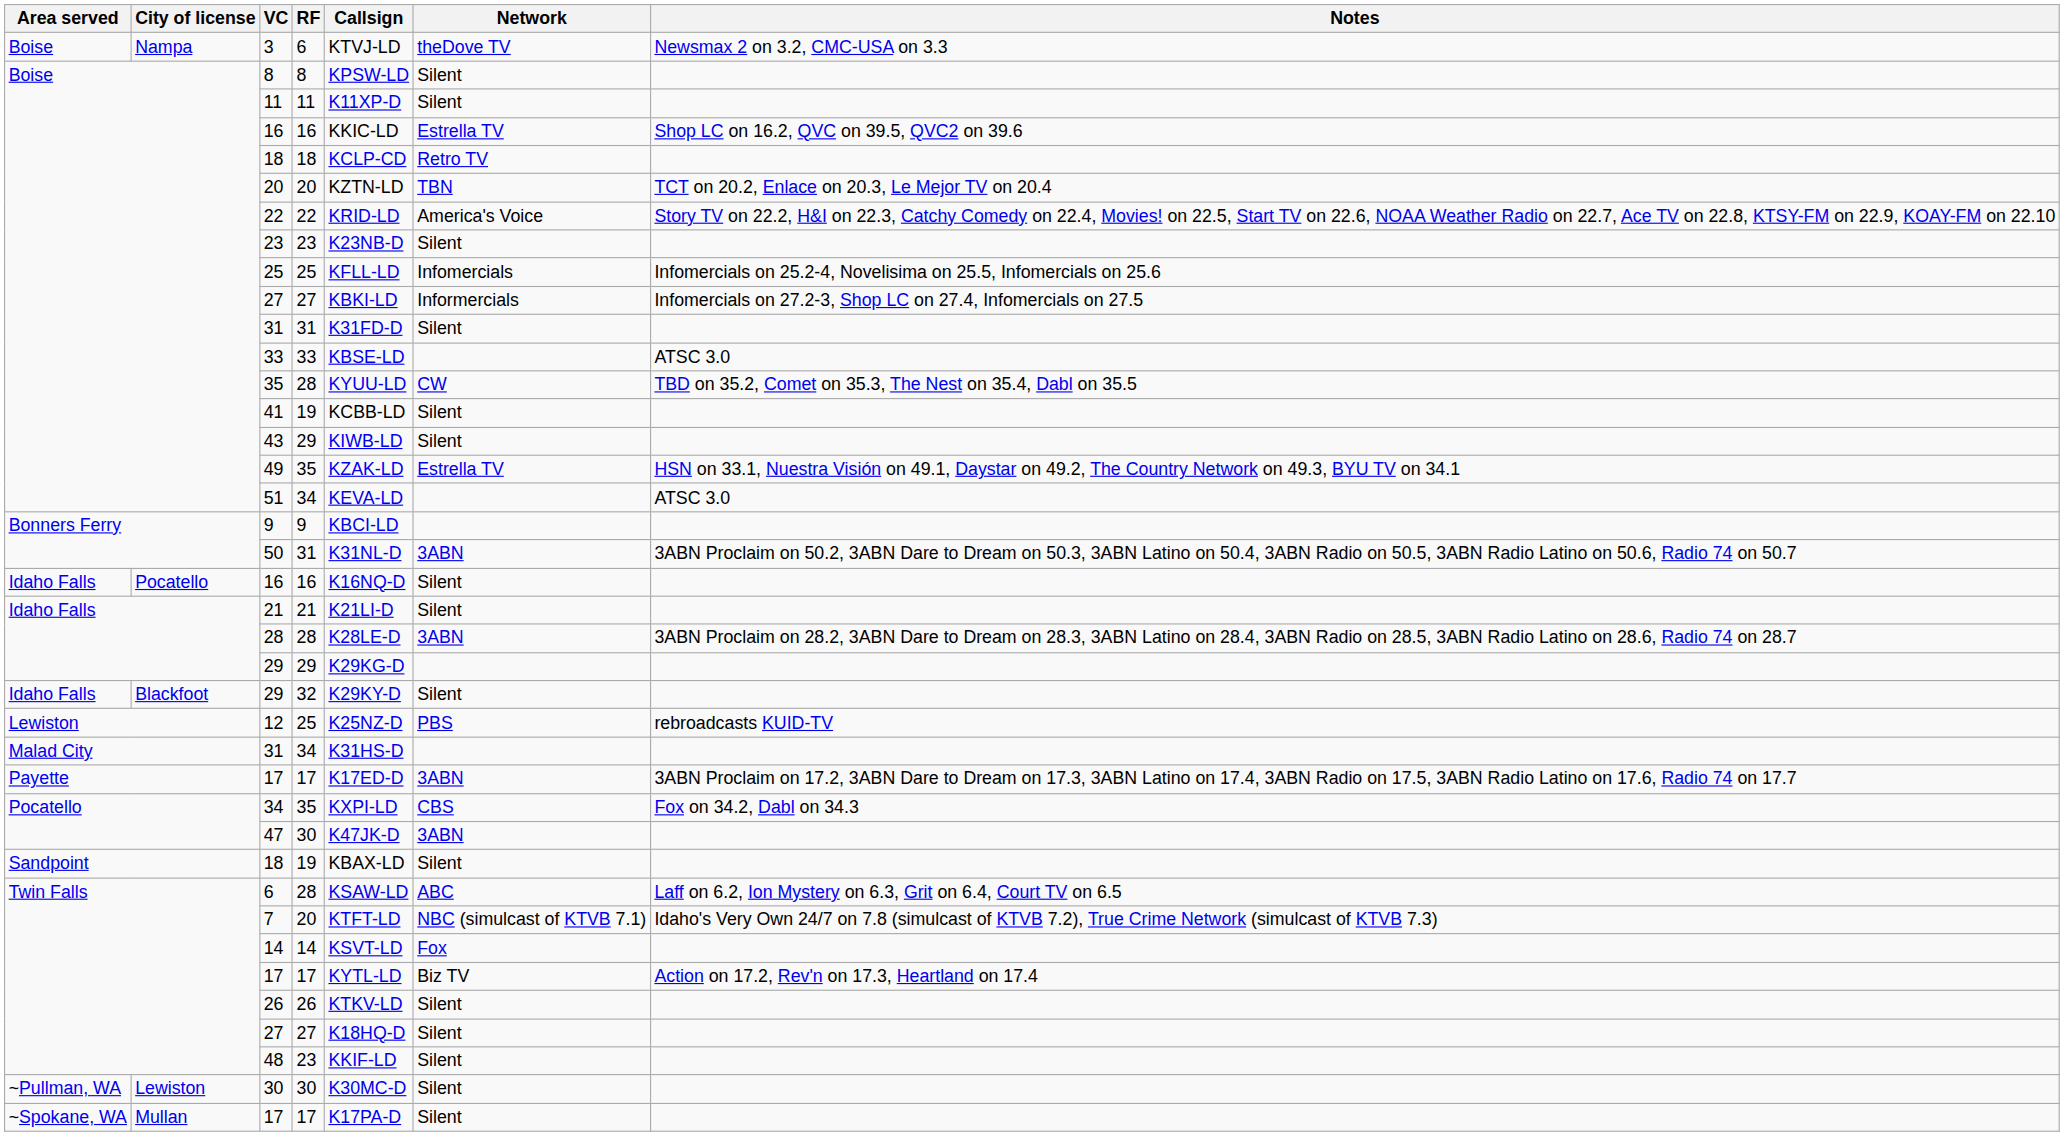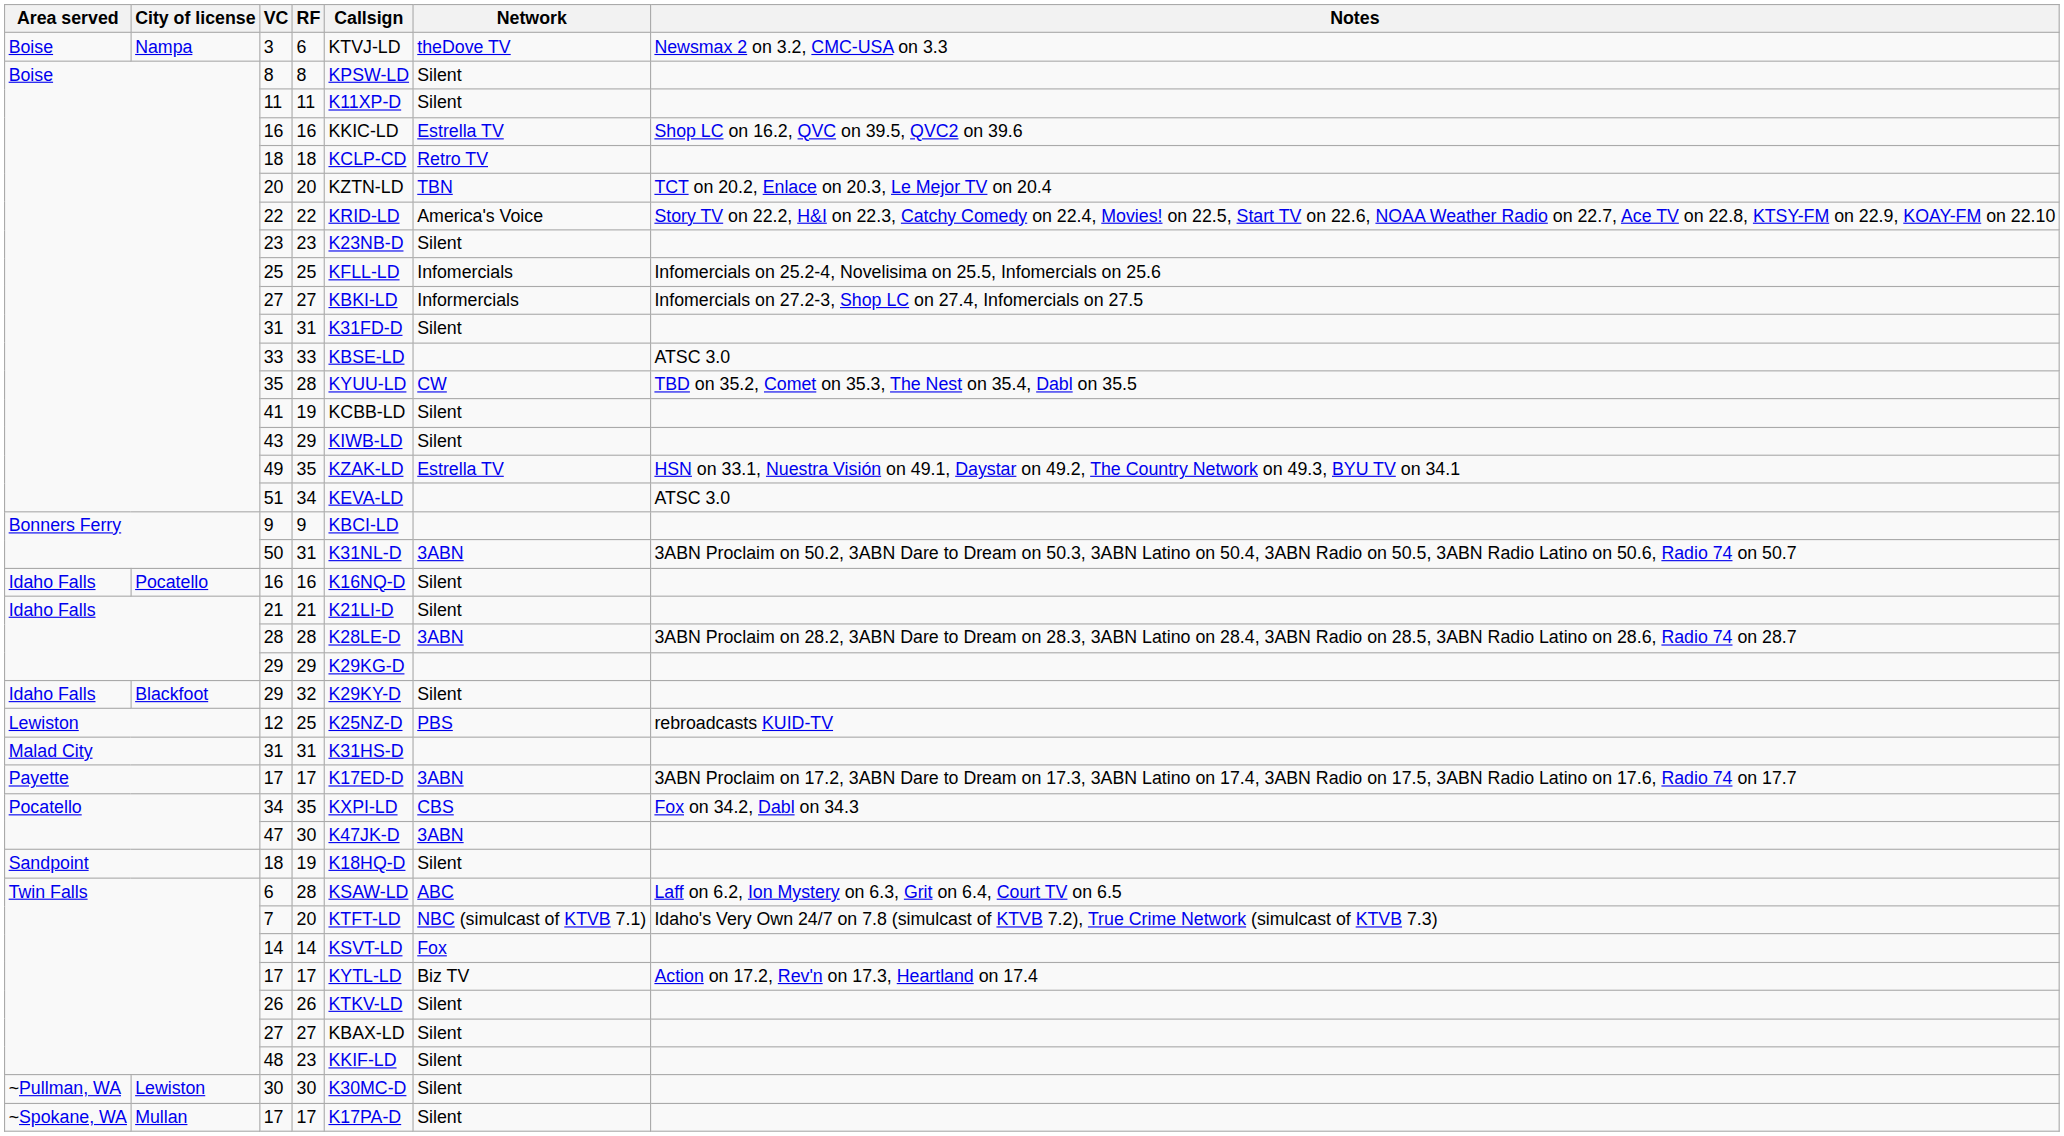(306, 750) 34 -> (306, 750) 31
(366, 863) KBAX-LD -> (367, 863) K18HQ-D
(367, 1032) K18HQ-D -> (366, 1032) KBAX-LD
